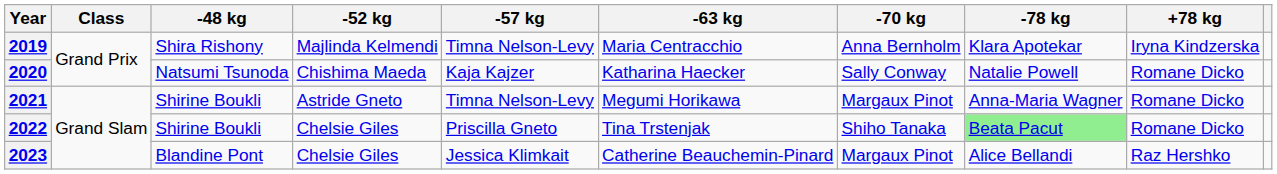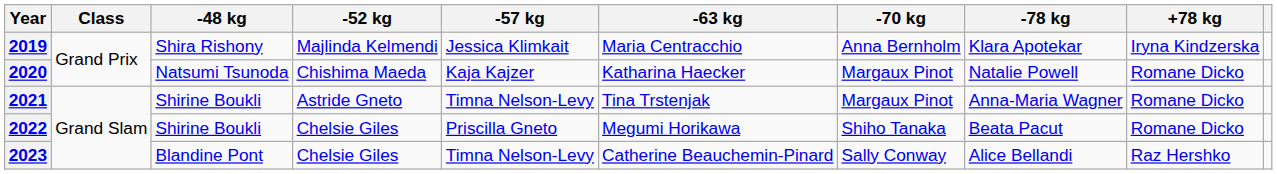(520, 46) Timna Nelson-Levy -> (507, 46) Jessica Klimkait
(894, 73) Sally Conway -> (897, 73) Margaux Pinot
(671, 101) Megumi Horikawa -> (656, 101) Tina Trstenjak
(656, 128) Tina Trstenjak -> (671, 128) Megumi Horikawa
(1016, 128) lightgreen background -> (1016, 128) no background
(507, 155) Jessica Klimkait -> (520, 155) Timna Nelson-Levy
(897, 155) Margaux Pinot -> (894, 155) Sally Conway
